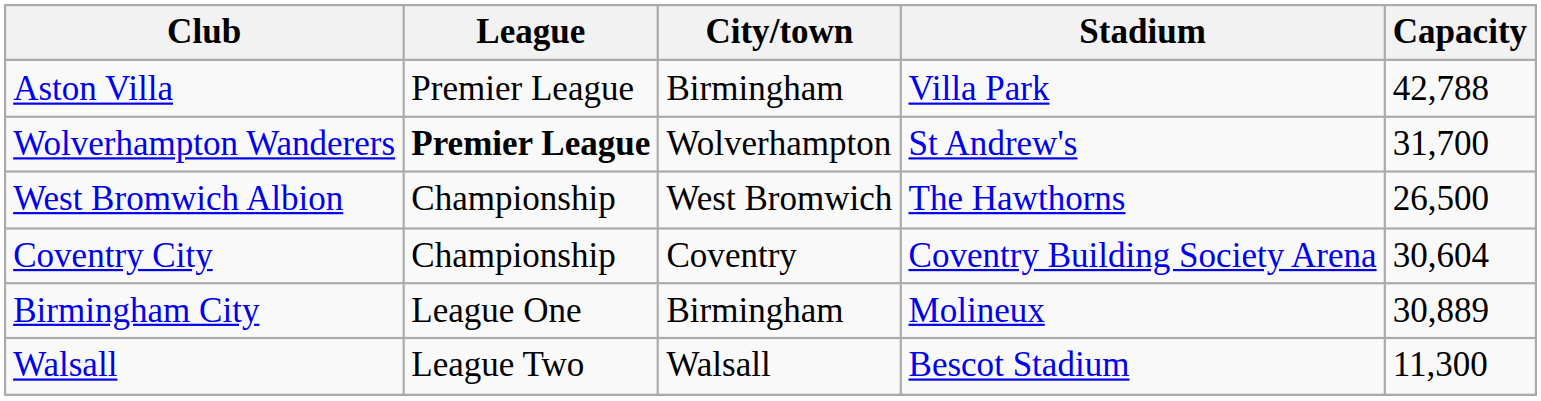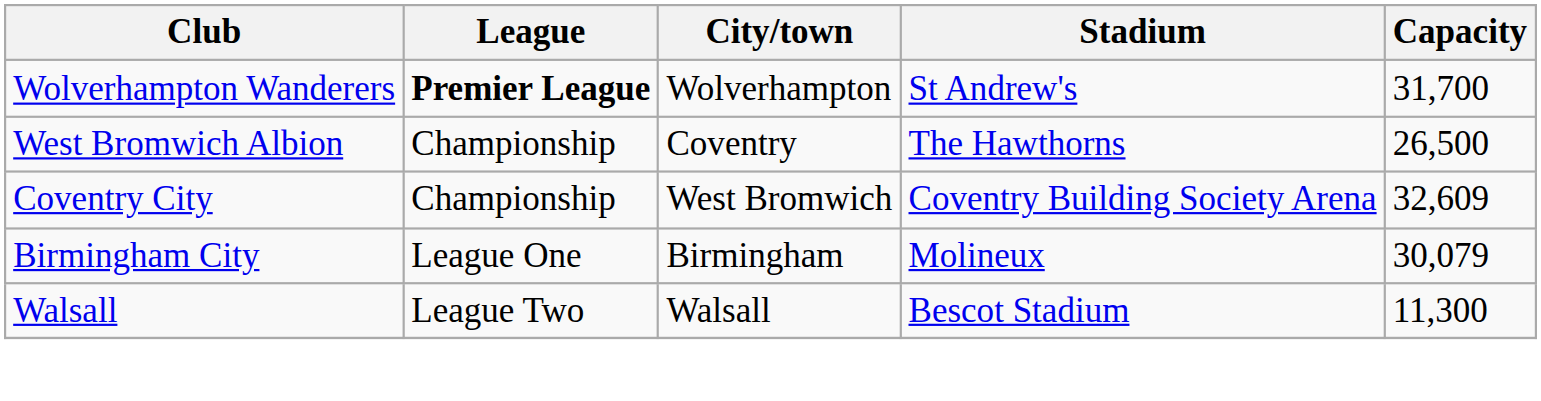- row: (93, 87)
(779, 198) West Bromwich -> (732, 143) Coventry
(732, 254) Coventry -> (779, 198) West Bromwich
(1441, 254) 30,604 -> (1441, 198) 32,609
(1441, 310) 30,889 -> (1441, 254) 30,079
